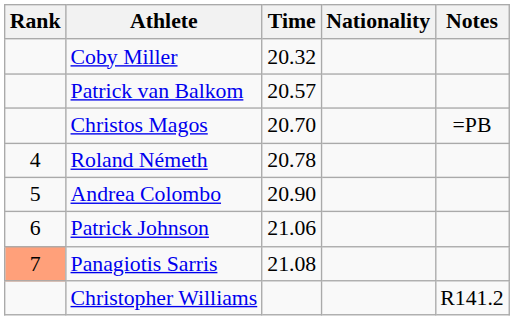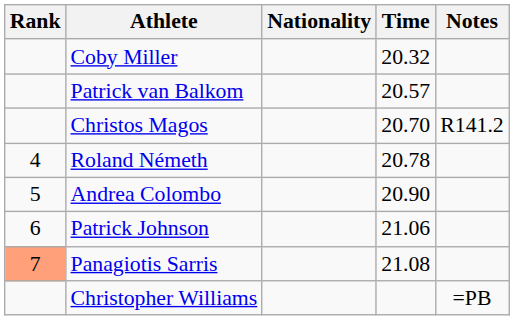columns swapped: (378, 21) <-> (292, 21)
(472, 125) =PB -> (472, 125) R141.2
(472, 297) R141.2 -> (472, 297) =PB
